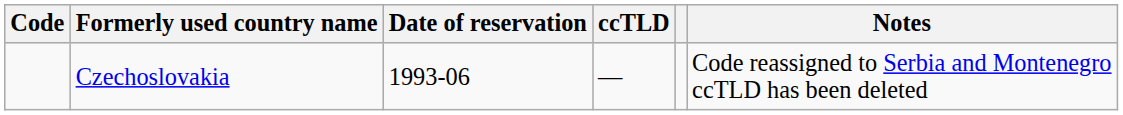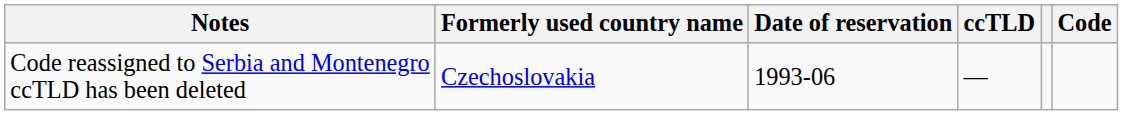columns swapped: (37, 23) <-> (902, 23)
